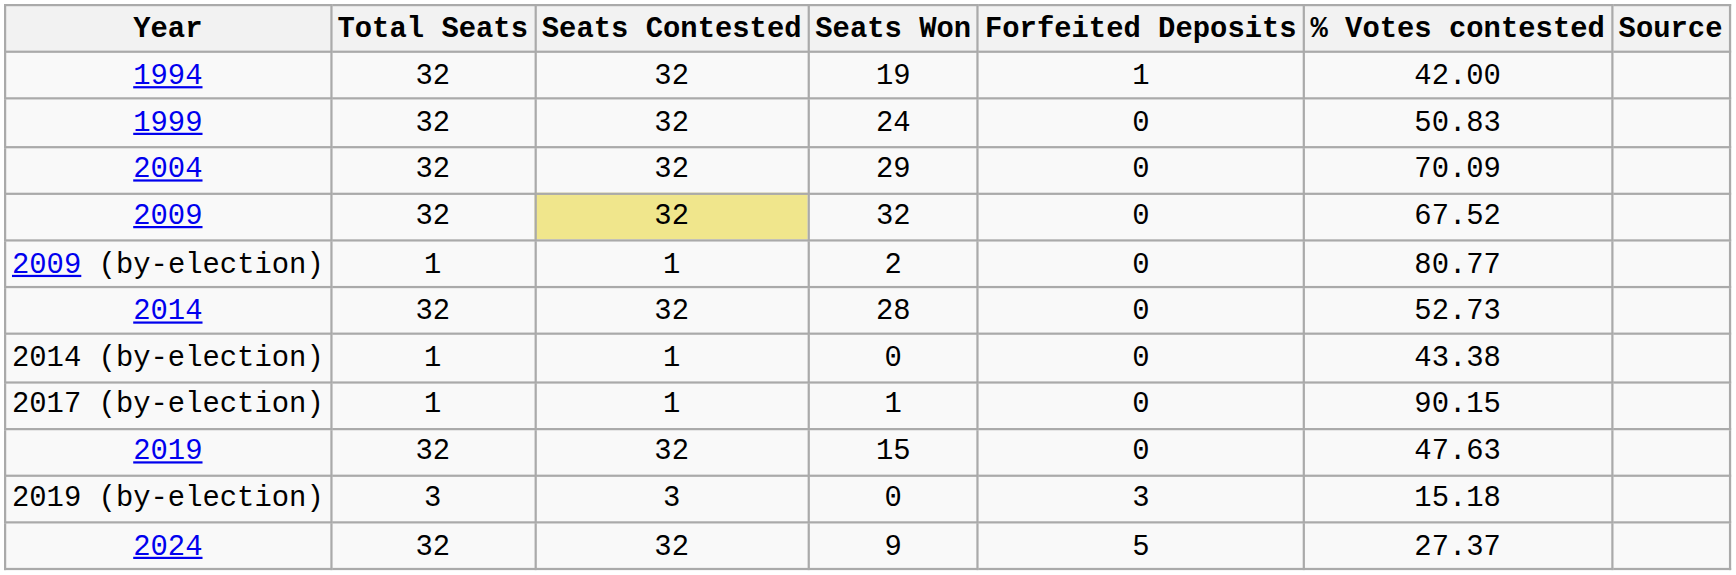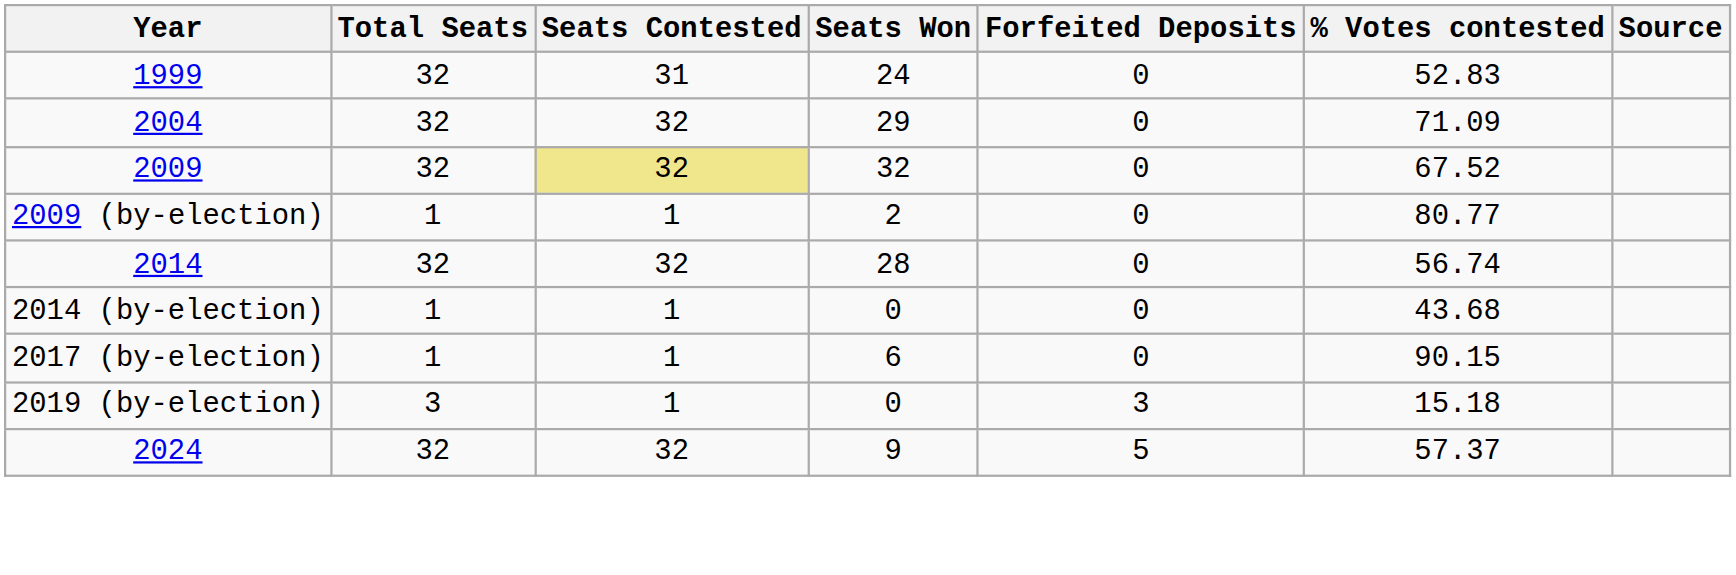- row: (168, 76)
(672, 123) 32 -> (672, 76) 31
(1458, 123) 50.83 -> (1458, 76) 52.83
(1458, 170) 70.09 -> (1458, 123) 71.09
(1458, 311) 52.73 -> (1458, 264) 56.74
(1458, 358) 43.38 -> (1458, 311) 43.68
(893, 405) 1 -> (893, 358) 6
- row: (168, 452)
(672, 499) 3 -> (672, 405) 1
(1458, 546) 27.37 -> (1458, 452) 57.37
